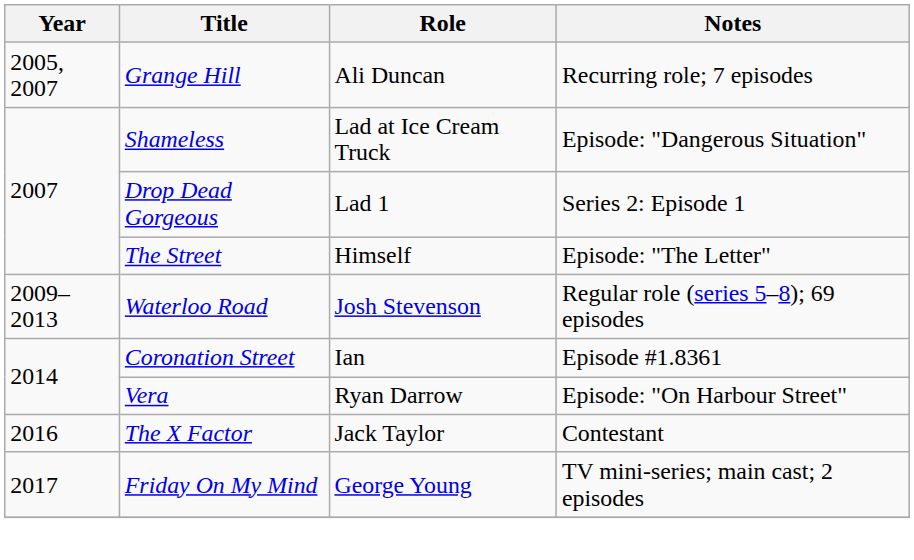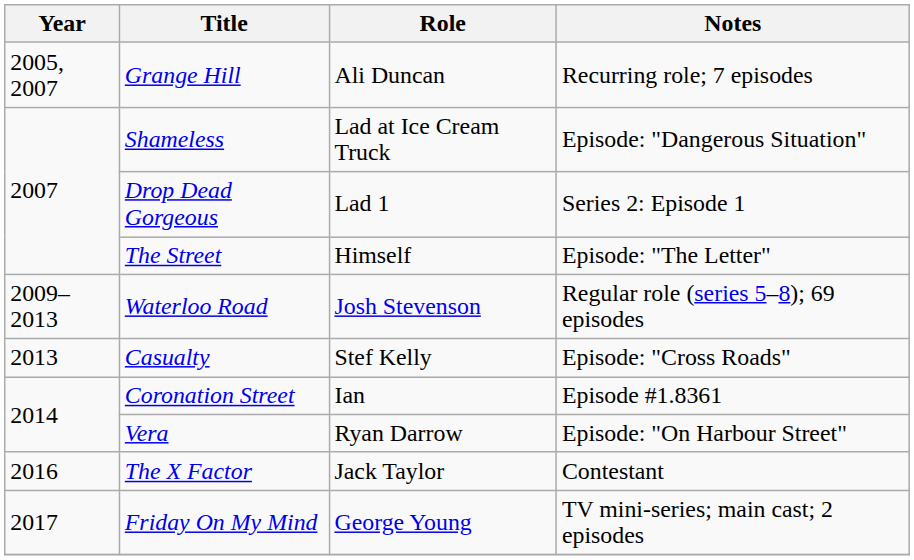+ row: (167, 357)
